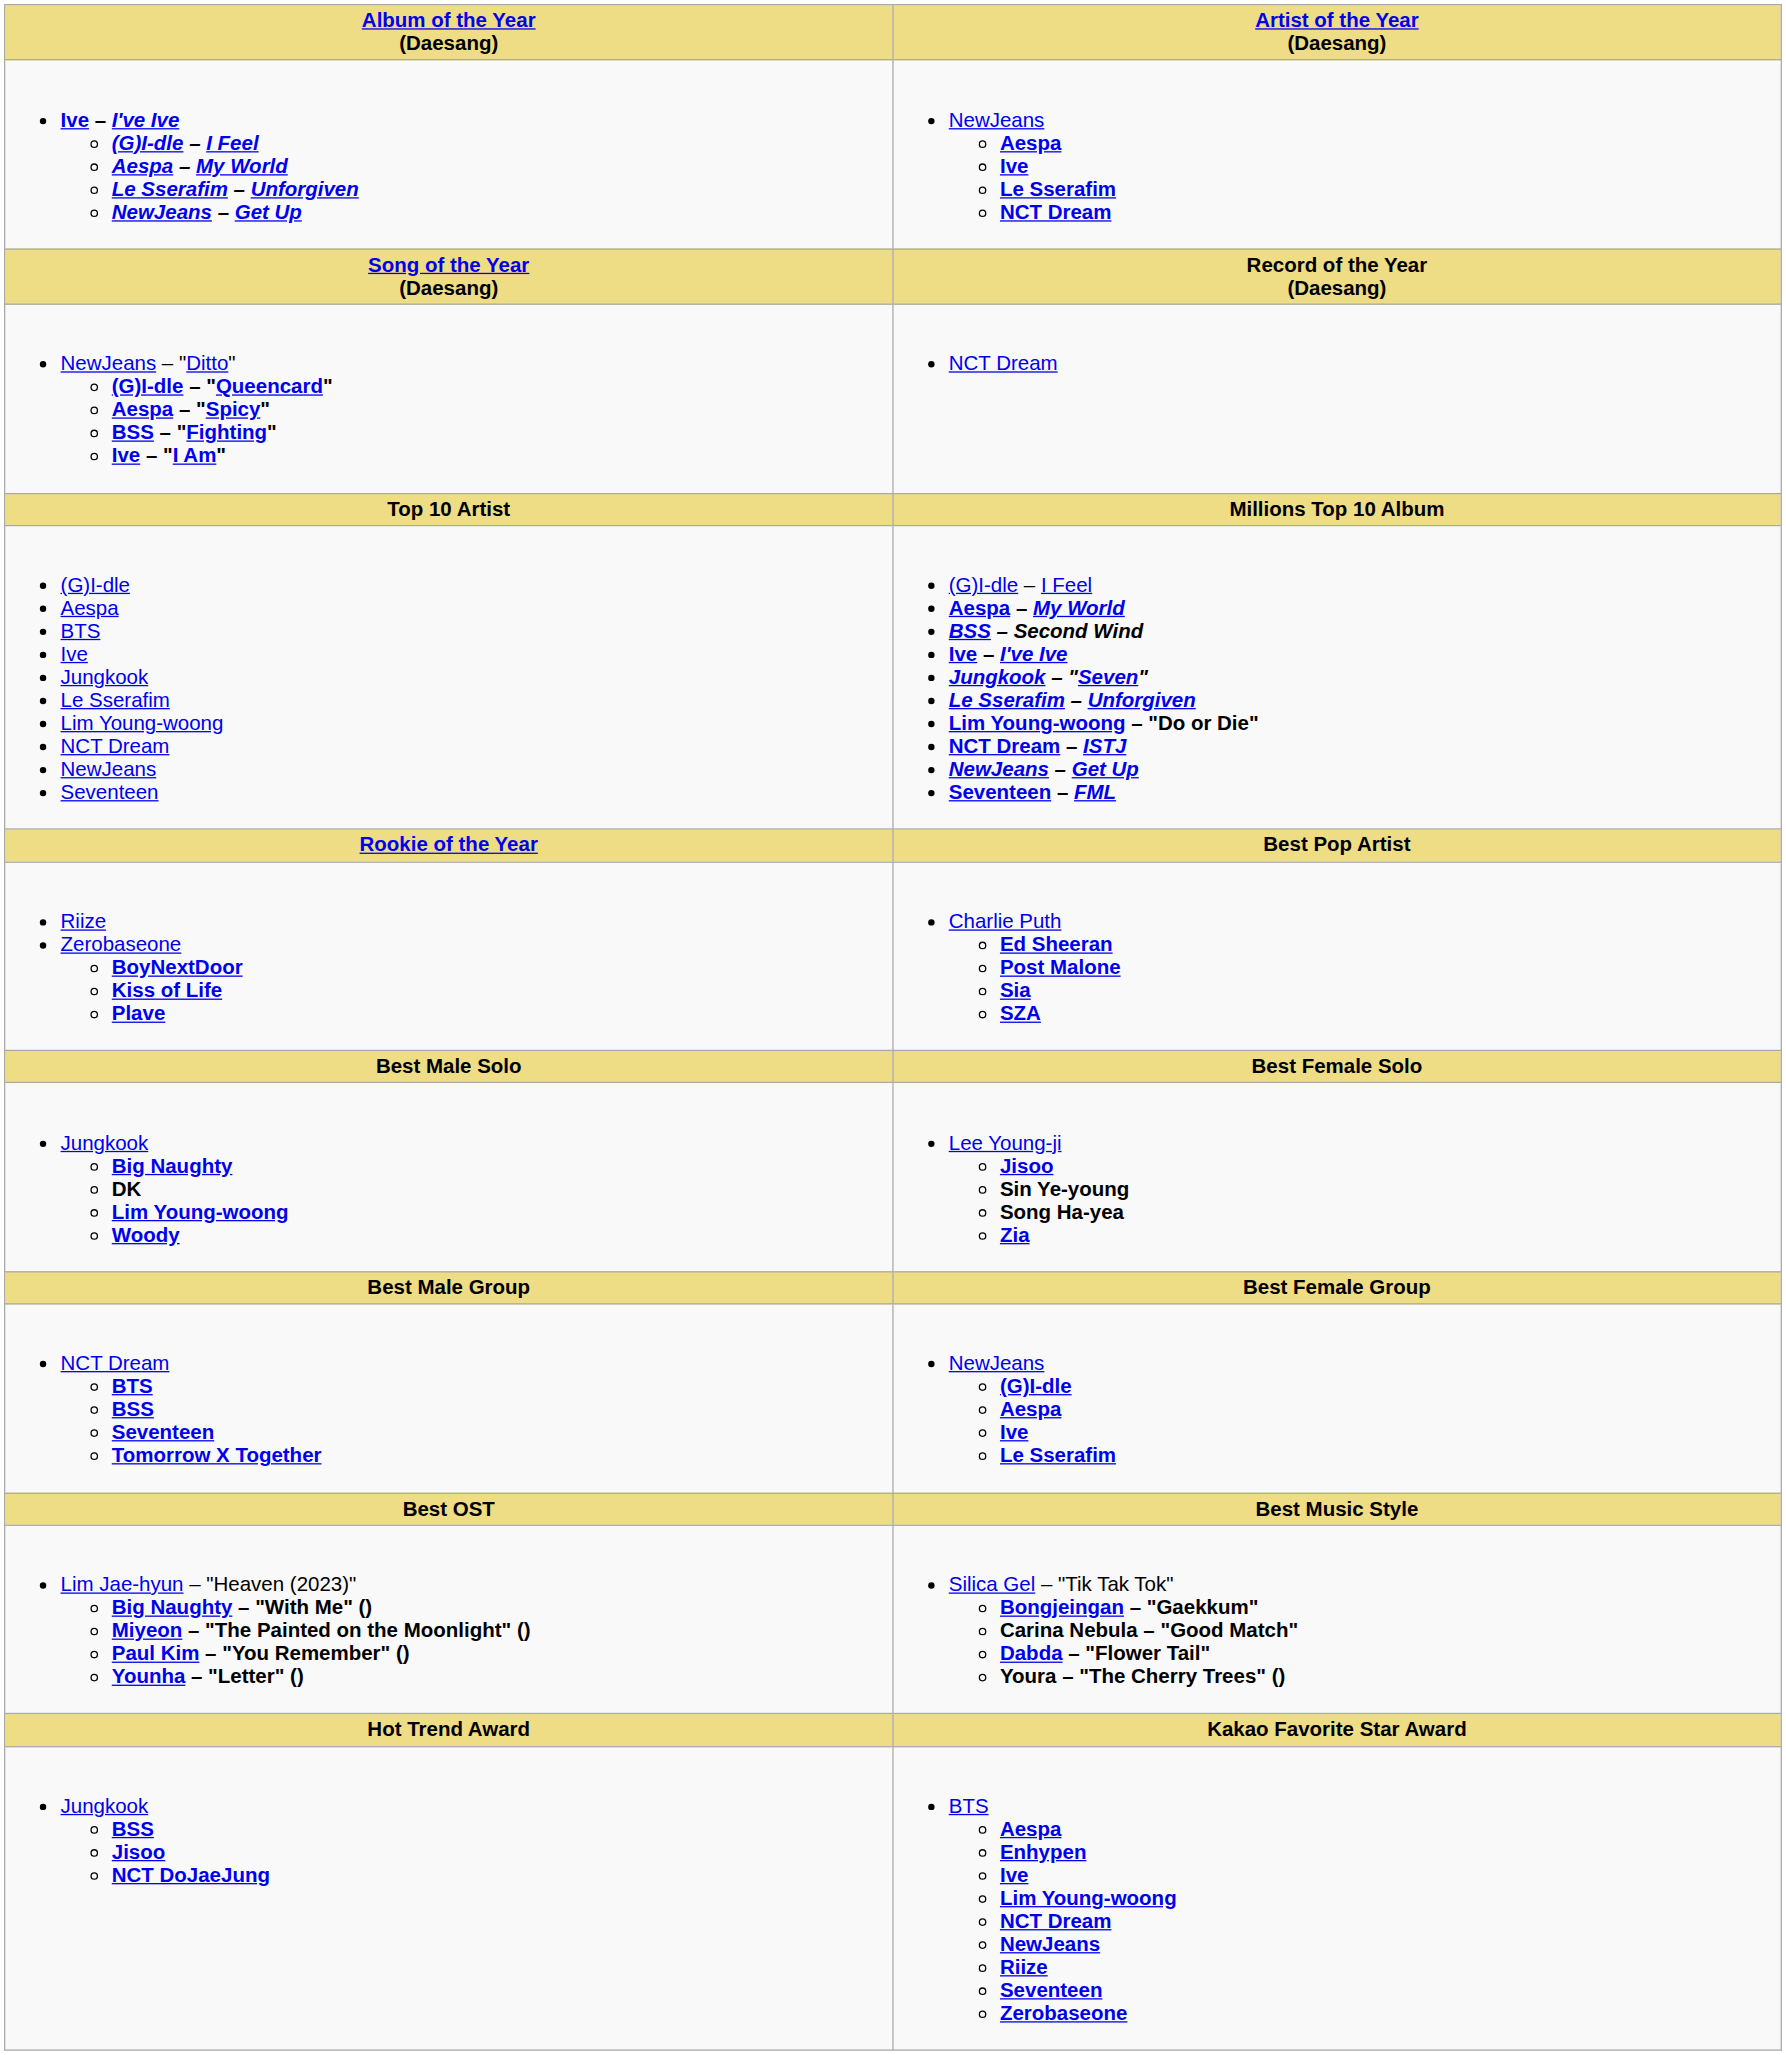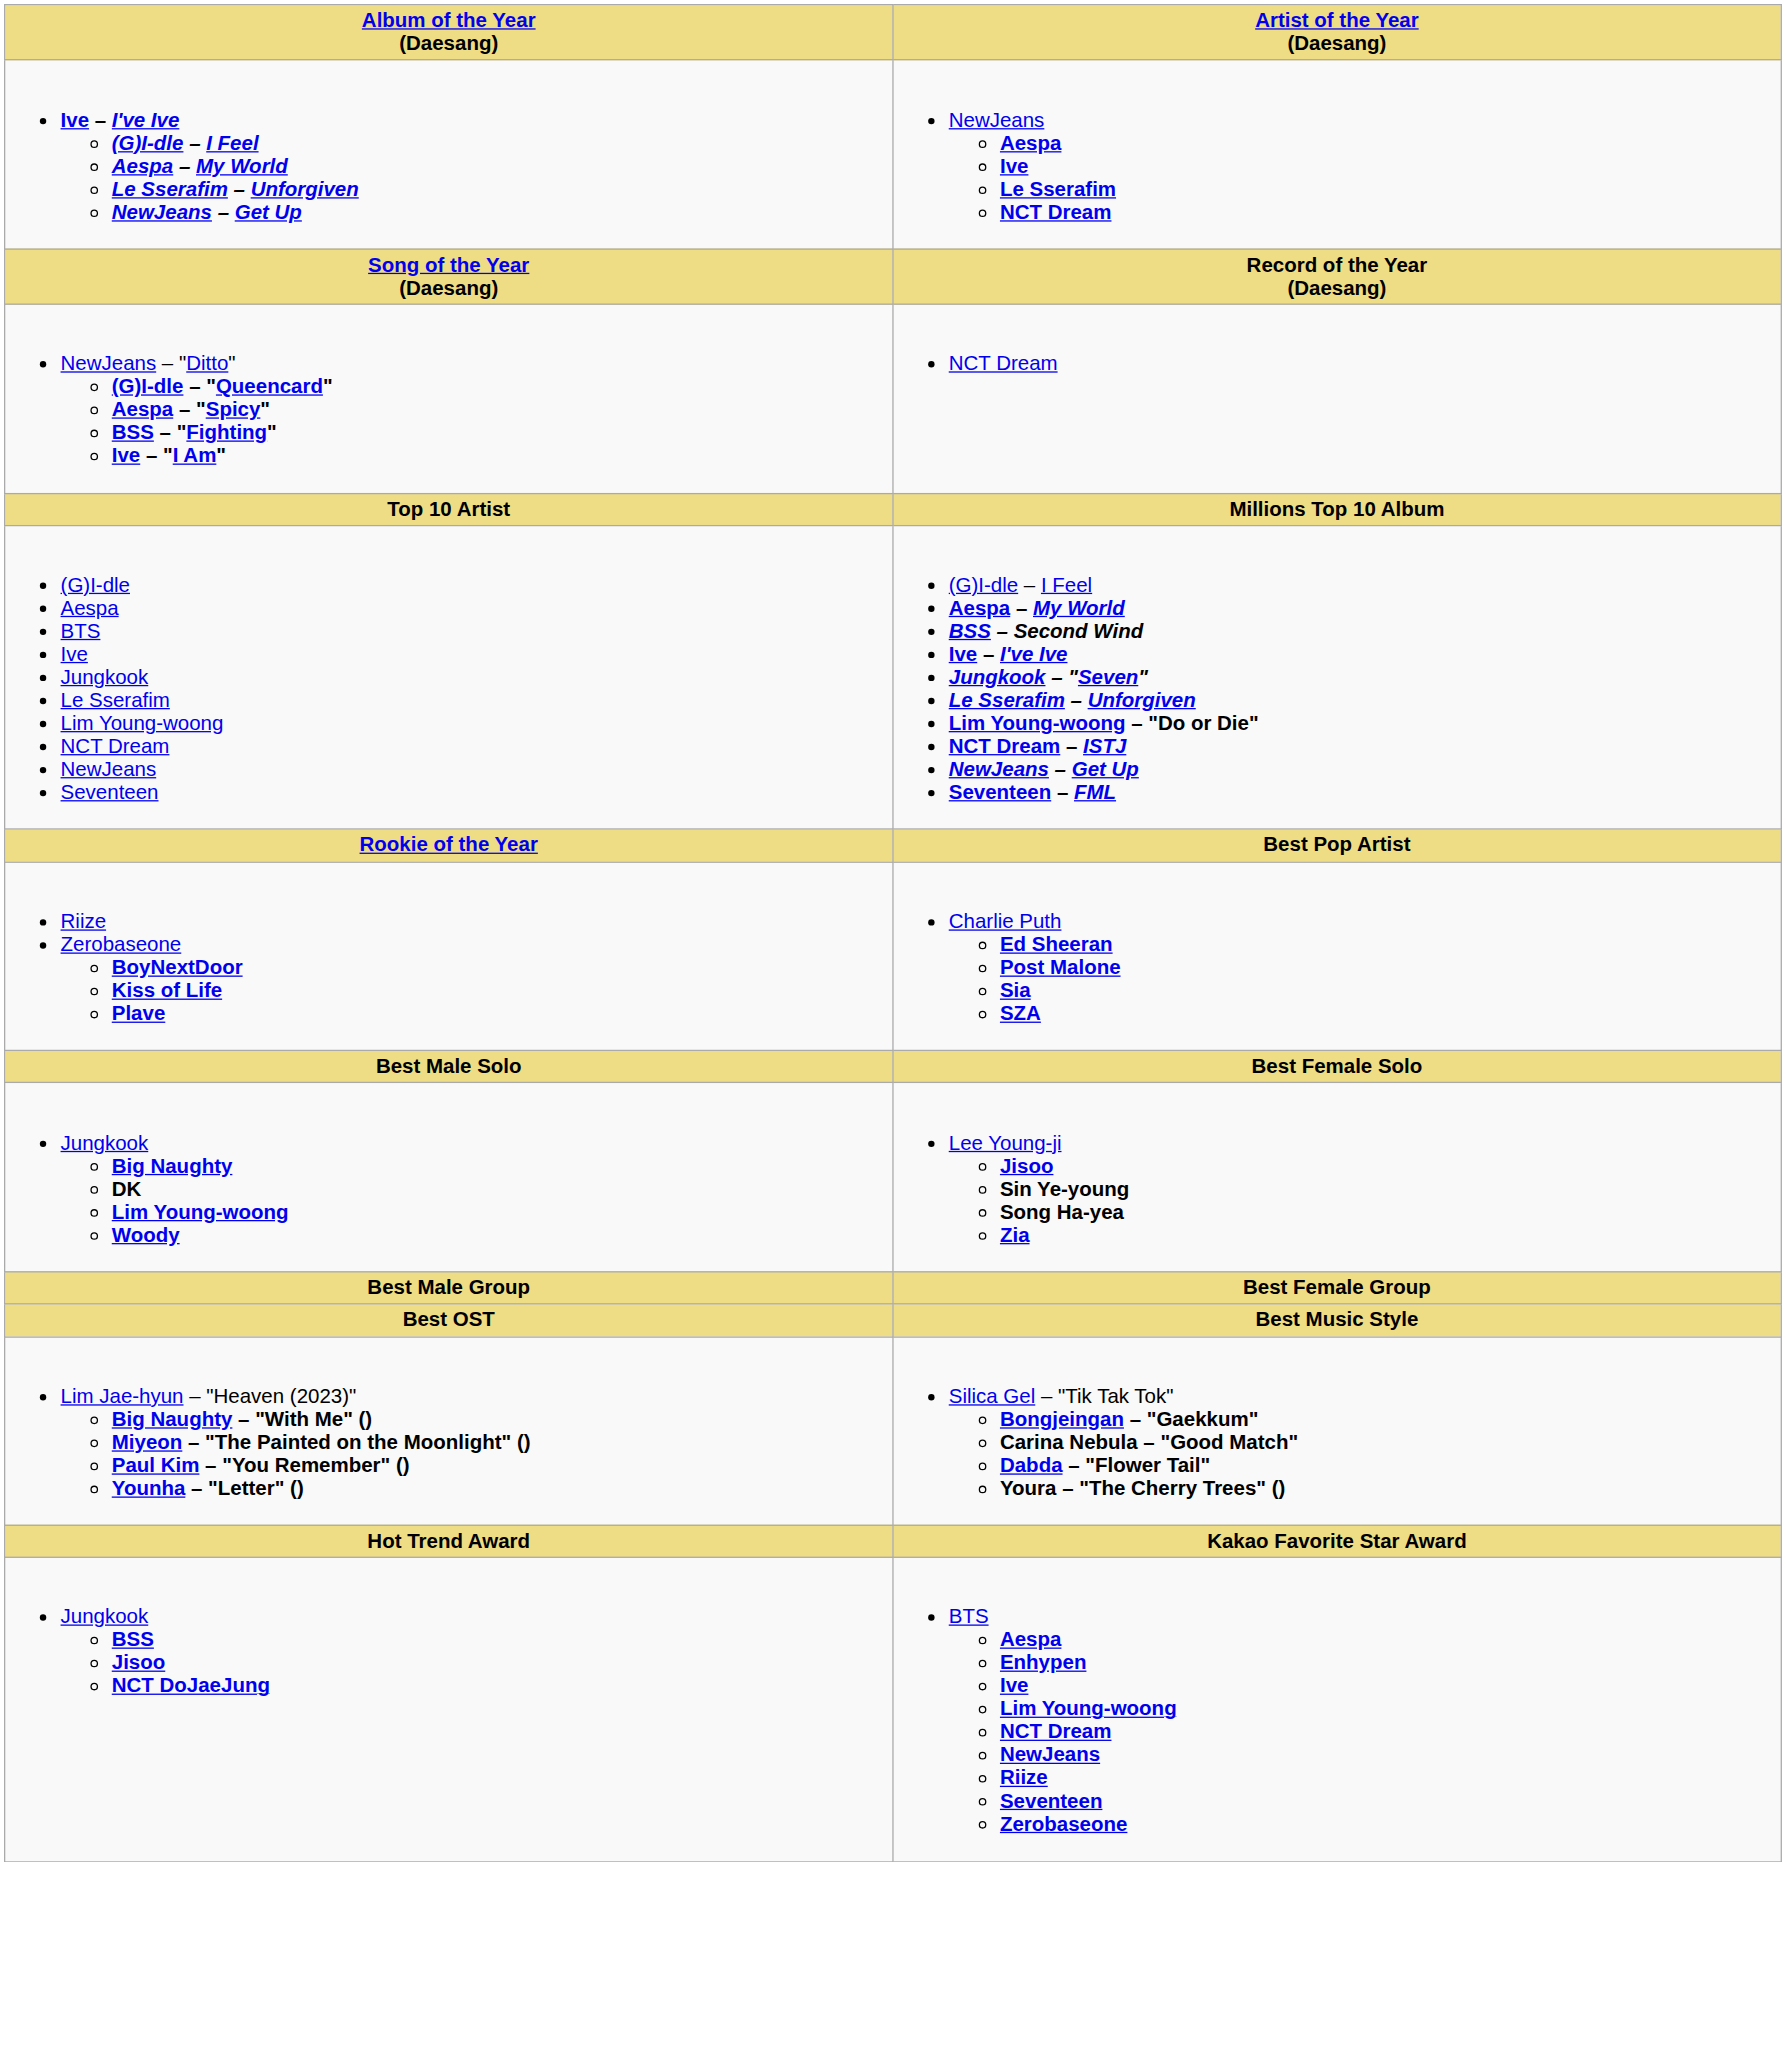- row: (449, 1410)
